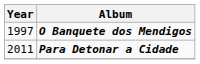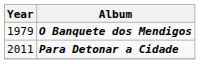(20, 31) 1997 -> (20, 31) 1979
